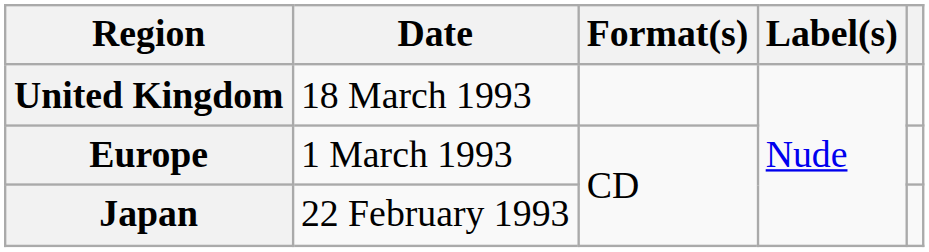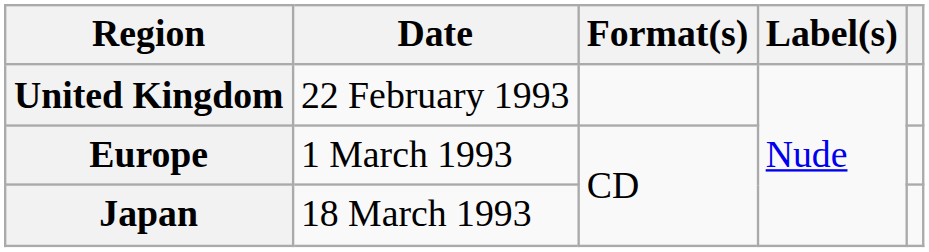(416, 94) 18 March 1993 -> (435, 94) 22 February 1993
(435, 214) 22 February 1993 -> (416, 214) 18 March 1993
